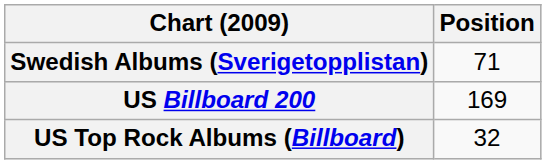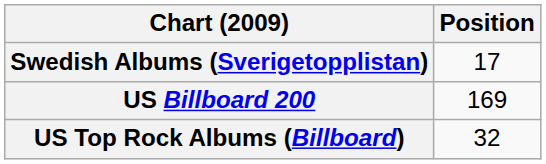(487, 61) 71 -> (487, 61) 17
